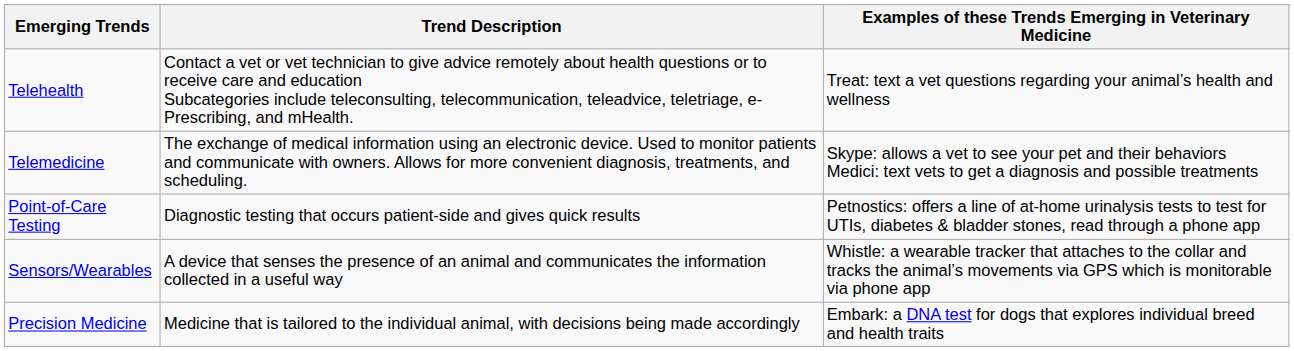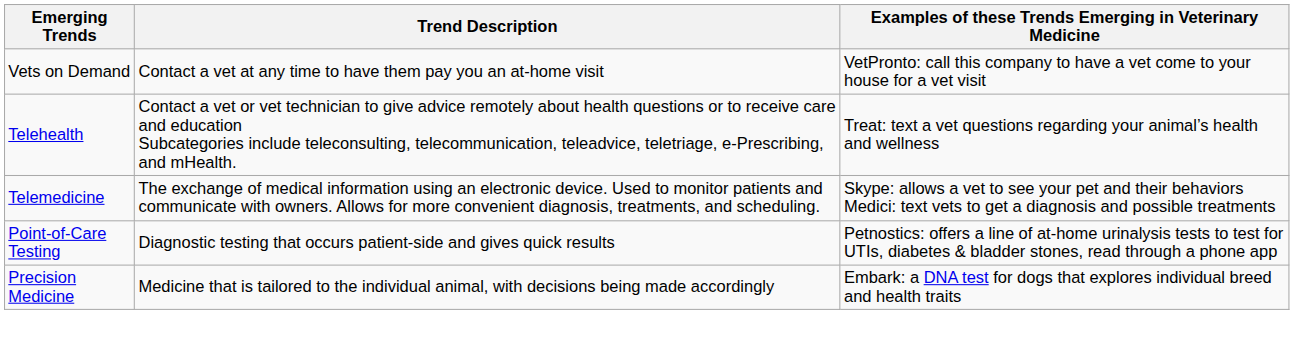+ row: (69, 71)
- row: (80, 270)
